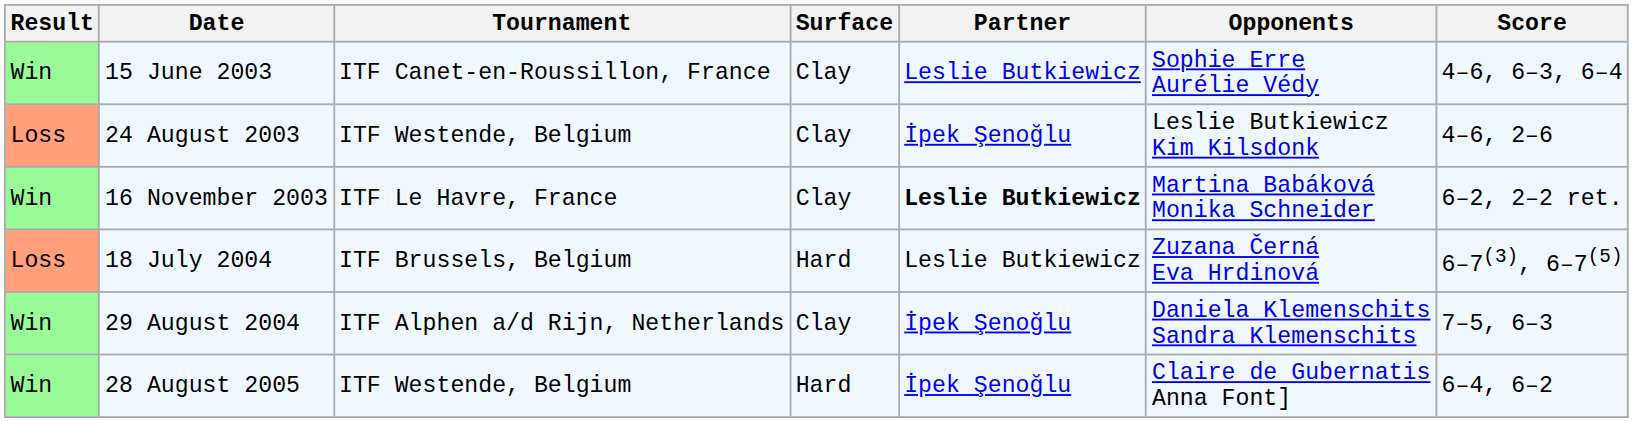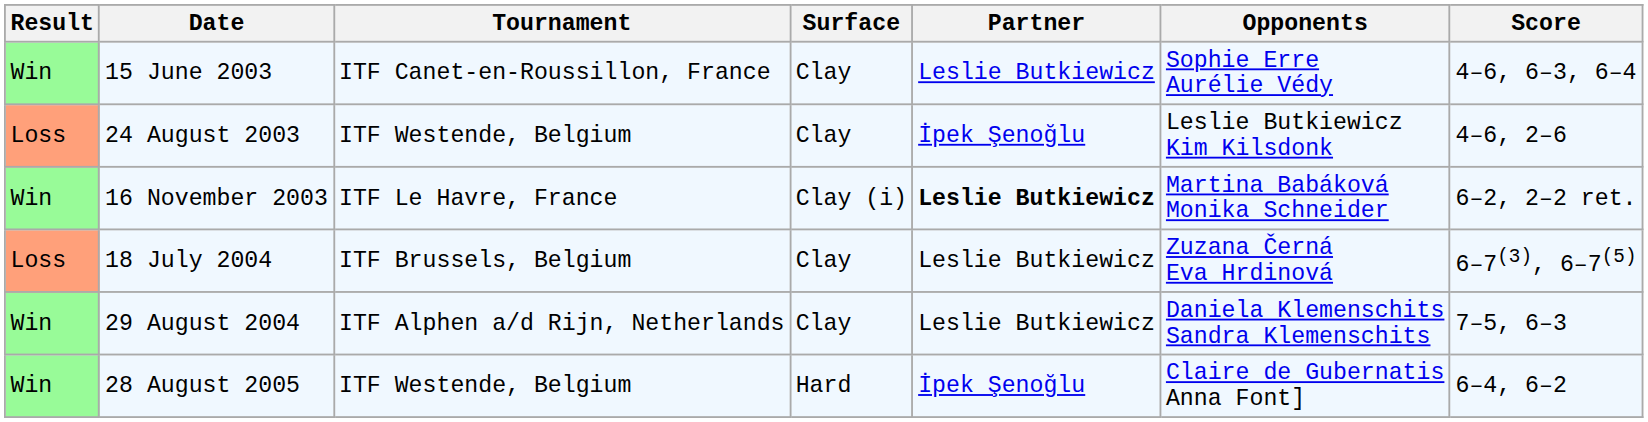(823, 198) Clay -> (851, 198) Clay (i)
(823, 261) Hard -> (823, 261) Clay
(988, 323) İpek Şenoğlu -> (1036, 323) Leslie Butkiewicz
